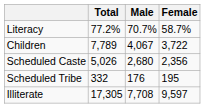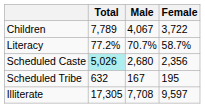rows swapped: (26, 45) <-> (25, 29)
(104, 62) no background -> (104, 62) paleturquoise background
(99, 78) 332 -> (99, 78) 632
(136, 78) 176 -> (136, 78) 167
